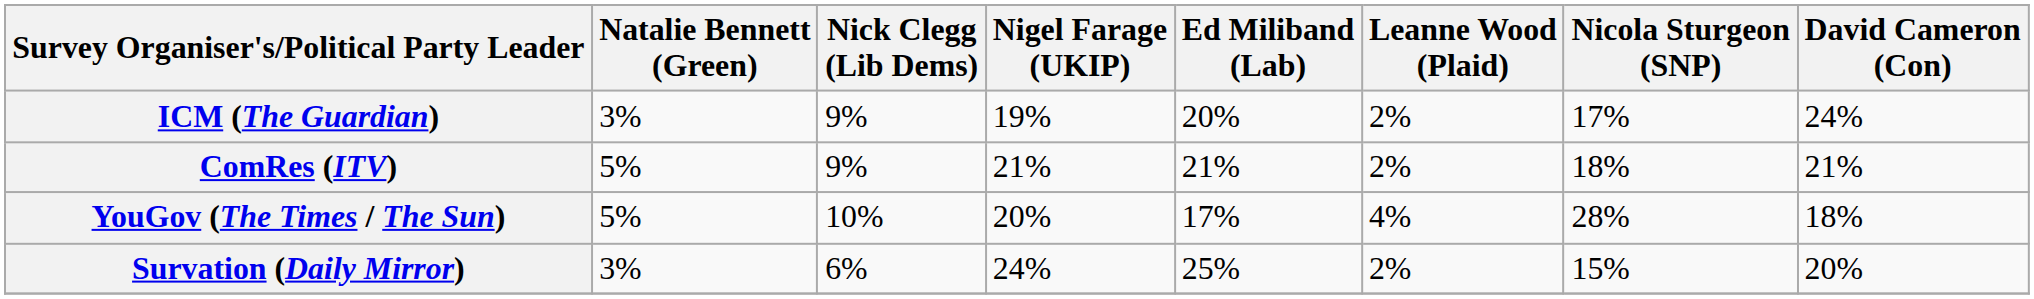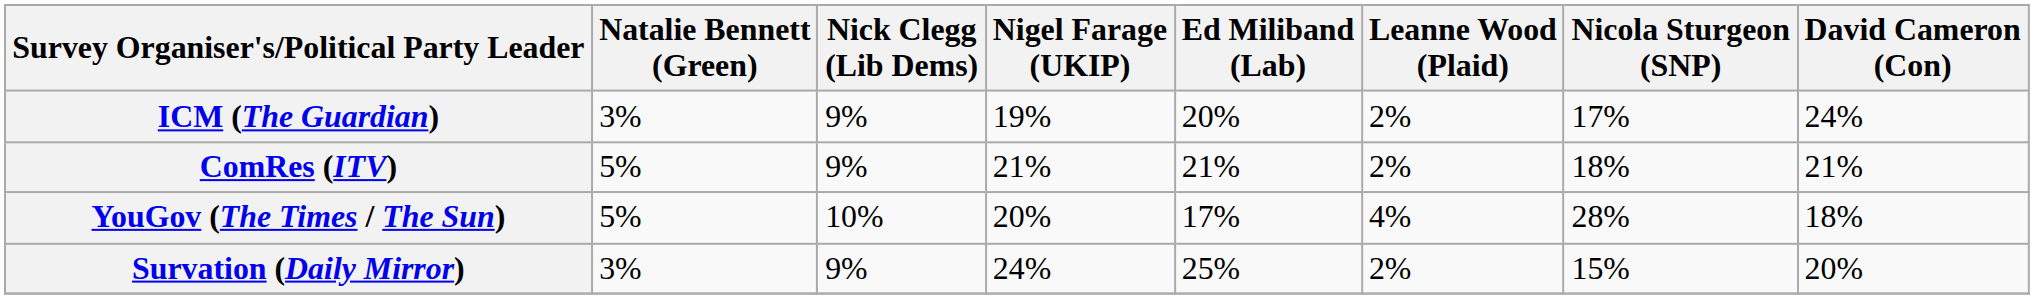(846, 267) 6% -> (846, 267) 9%
